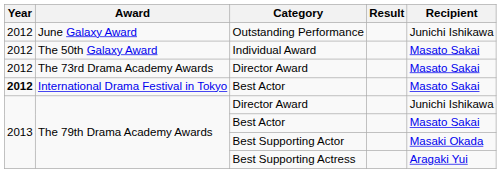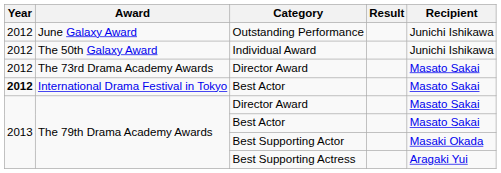(445, 50) Masato Sakai -> (452, 50) Junichi Ishikawa
(452, 104) Junichi Ishikawa -> (445, 104) Masato Sakai
